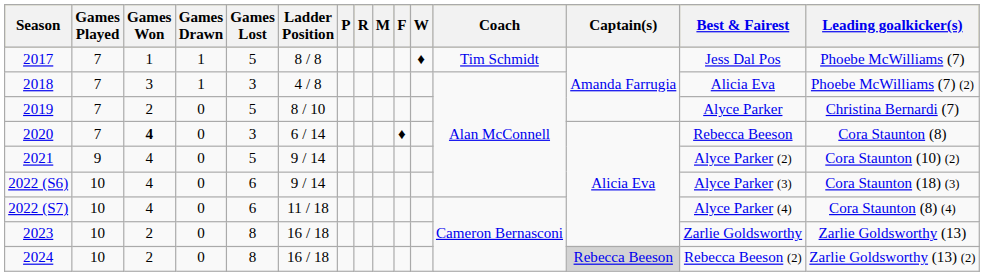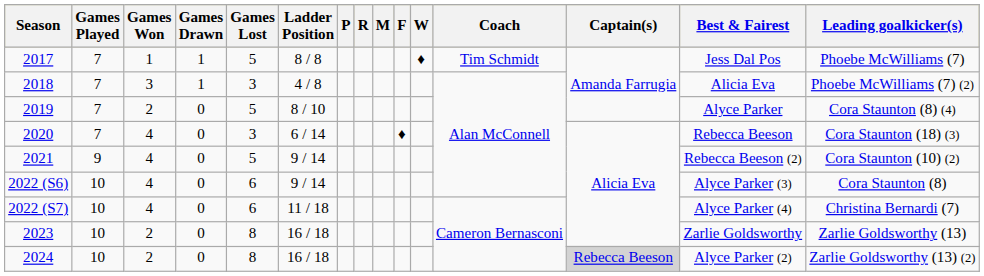(892, 109) Christina Bernardi (7) -> (892, 109) Cora Staunton (8) (4)
(149, 134) bold -> (149, 134) normal
(892, 134) Cora Staunton (8) -> (892, 134) Cora Staunton (18) (3)
(743, 158) Alyce Parker (2) -> (743, 158) Rebecca Beeson (2)
(892, 183) Cora Staunton (18) (3) -> (892, 183) Cora Staunton (8)
(892, 208) Cora Staunton (8) (4) -> (892, 208) Christina Bernardi (7)
(743, 258) Rebecca Beeson (2) -> (743, 258) Alyce Parker (2)
